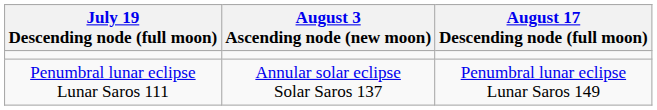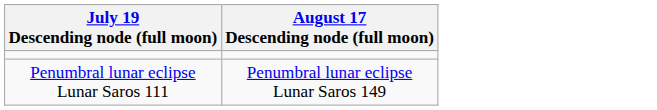- column: (328, 27)
